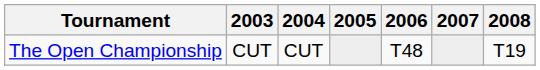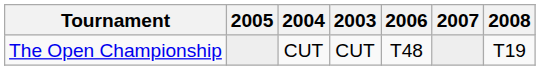columns swapped: (252, 20) <-> (355, 20)
